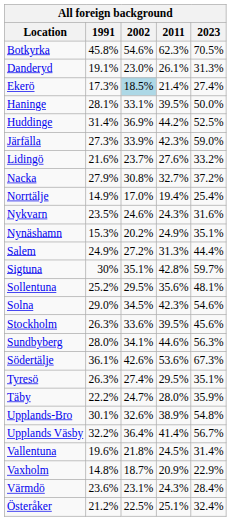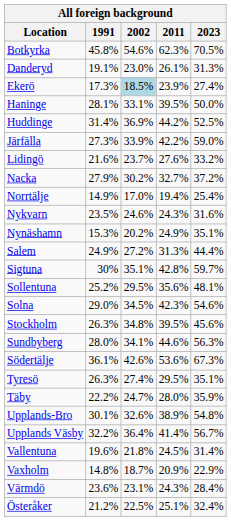(174, 86) 21.4% -> (174, 86) 23.9%
(174, 141) 42.3% -> (174, 141) 42.2%
(139, 178) 30.8% -> (139, 178) 30.2%
(139, 324) 33.6% -> (139, 324) 34.8%
